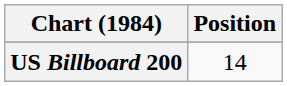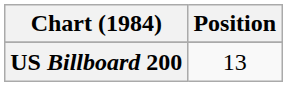(235, 61) 14 -> (235, 61) 13
